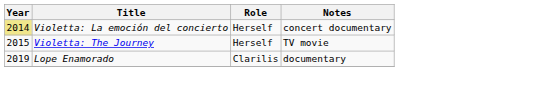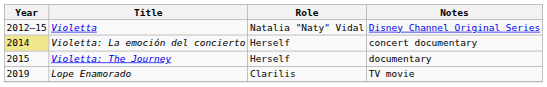+ row: (74, 28)
(306, 43) TV movie -> (400, 58) documentary
(314, 58) documentary -> (392, 74) TV movie
